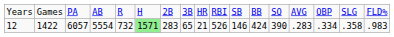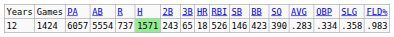(47, 26) 1422 -> (47, 26) 1424
(125, 26) 732 -> (125, 26) 737
(170, 26) 283 -> (170, 26) 243
(202, 26) 21 -> (202, 26) 18
(259, 26) 424 -> (259, 26) 423
